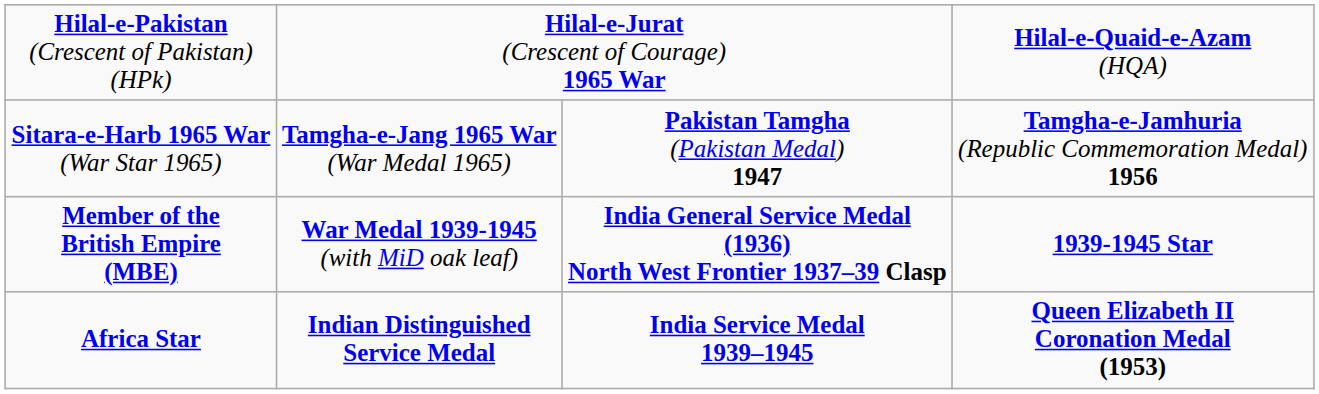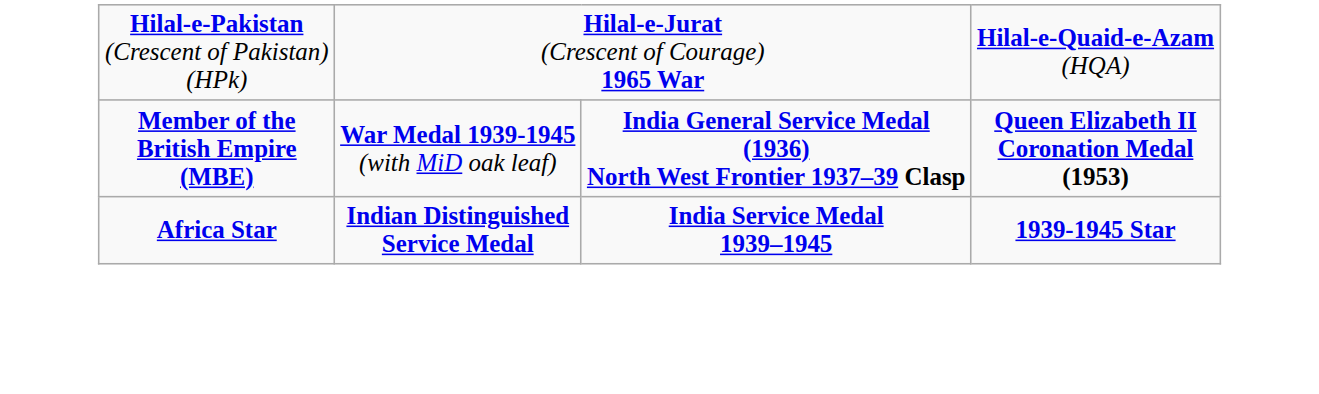- row: (141, 148)
(1133, 243) 1939-1945 Star -> (1096, 148) Queen Elizabeth II Coronation Medal (1953)
(1133, 339) Queen Elizabeth II Coronation Medal (1953) -> (1096, 229) 1939-1945 Star
